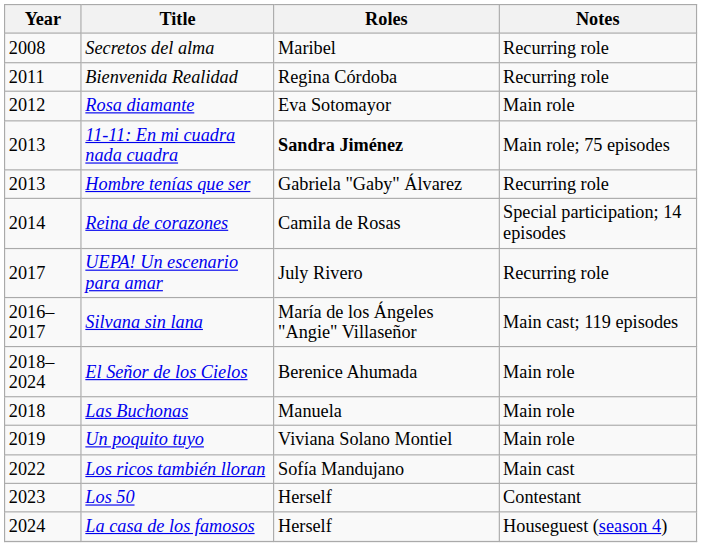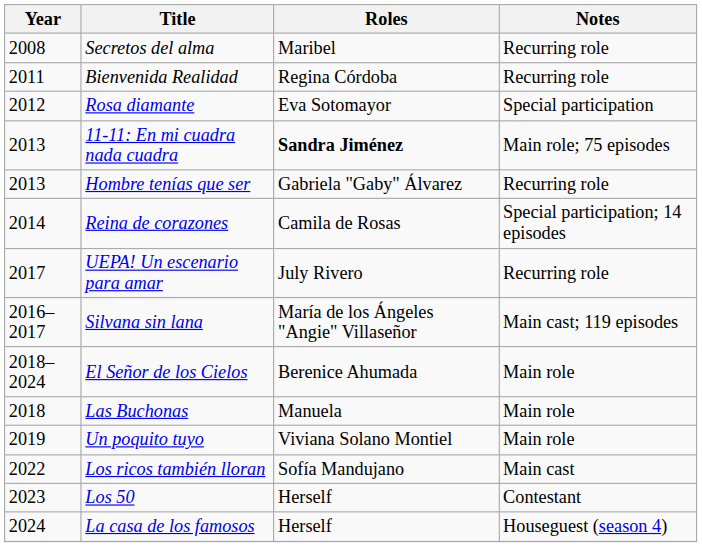(539, 105) Main role -> (578, 105) Special participation
